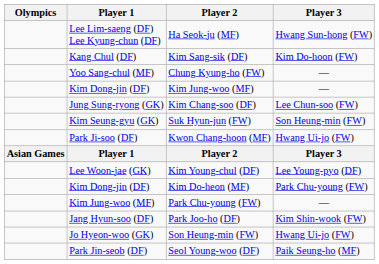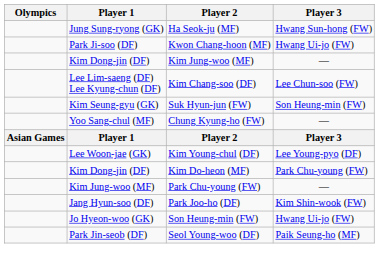(115, 34) Lee Lim-saeng (DF) Lee Kyung-chun (DF) -> (116, 28) Jung Sung-ryong (GK)
- row: (208, 56)
rows swapped: (216, 72) <-> (219, 137)
(116, 105) Jung Sung-ryong (GK) -> (115, 83) Lee Lim-saeng (DF) Lee Kyung-chun (DF)
